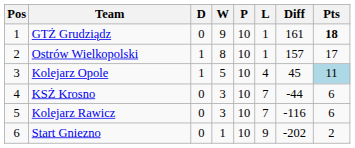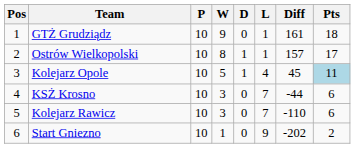columns swapped: (244, 14) <-> (201, 14)
(331, 34) bold -> (331, 34) normal
(294, 113) -116 -> (294, 113) -110
